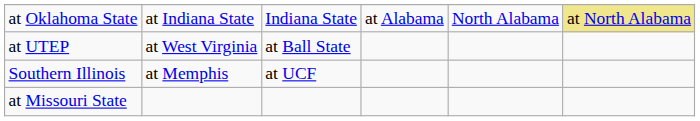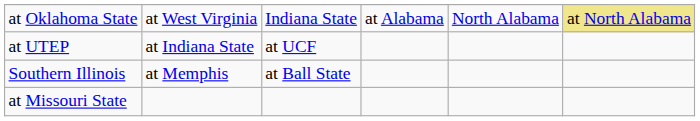(200, 18) at Indiana State -> (201, 18) at West Virginia
(201, 45) at West Virginia -> (200, 45) at Indiana State
(308, 45) at Ball State -> (291, 45) at UCF
(291, 73) at UCF -> (308, 73) at Ball State
